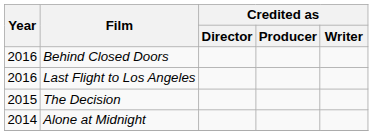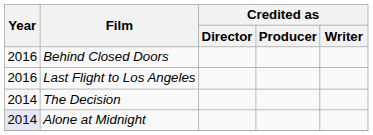(22, 99) 2015 -> (22, 99) 2014
(22, 120) no background -> (22, 120) lavender background
